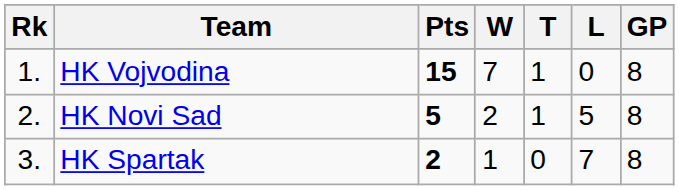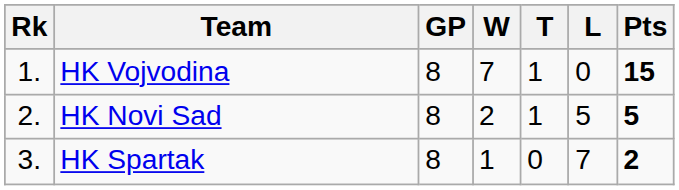columns swapped: (647, 26) <-> (447, 26)
